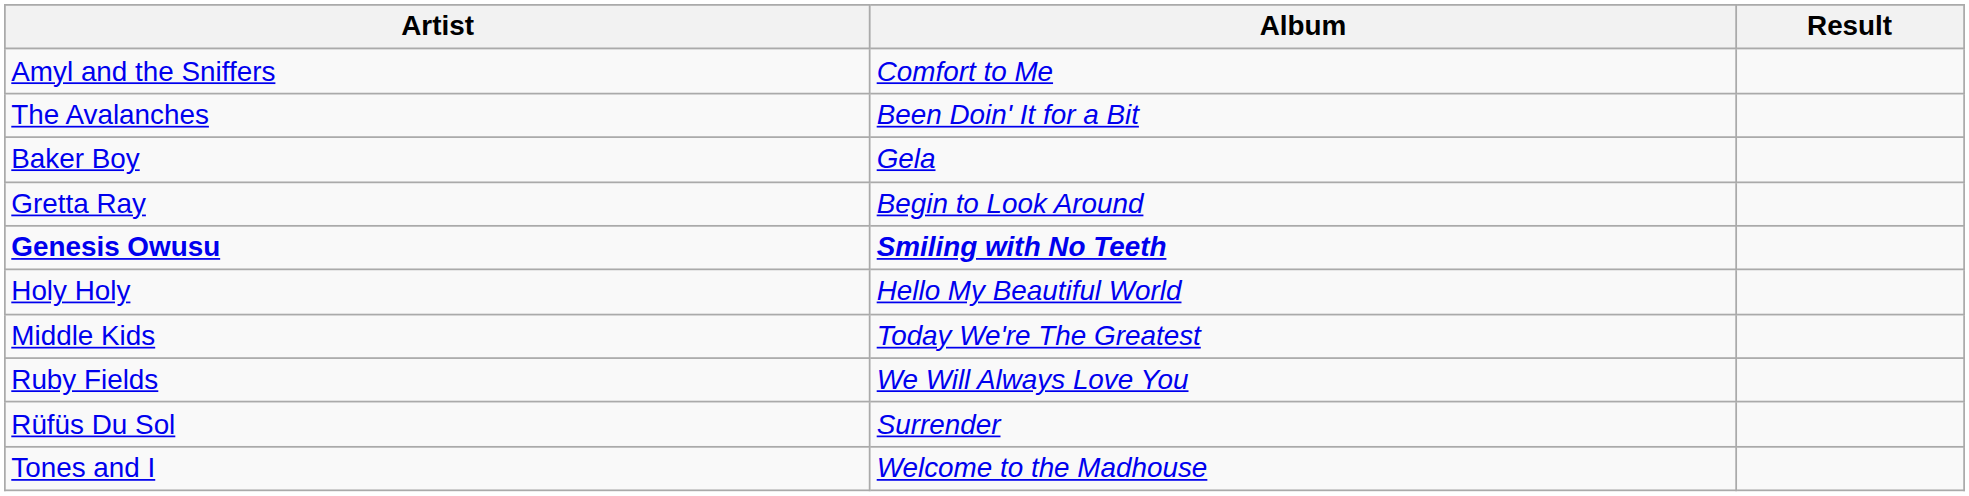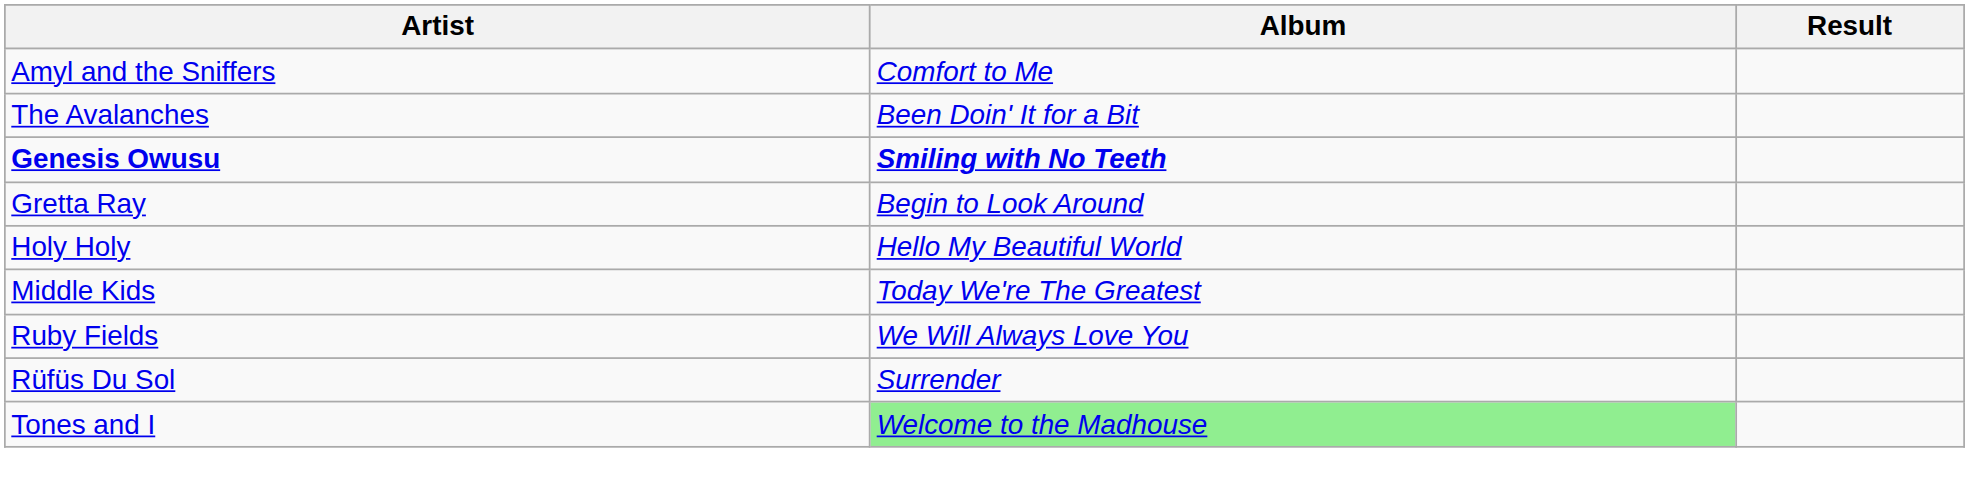- row: (76, 159)
rows swapped: (116, 247) <-> (79, 203)
(1042, 468) no background -> (1042, 423) lightgreen background
